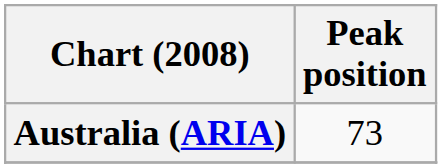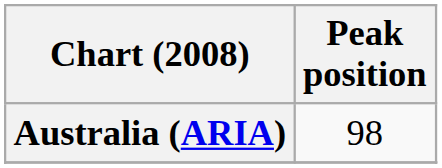(365, 132) 73 -> (365, 132) 98
